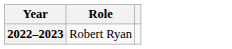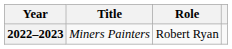+ column: (110, 14)
